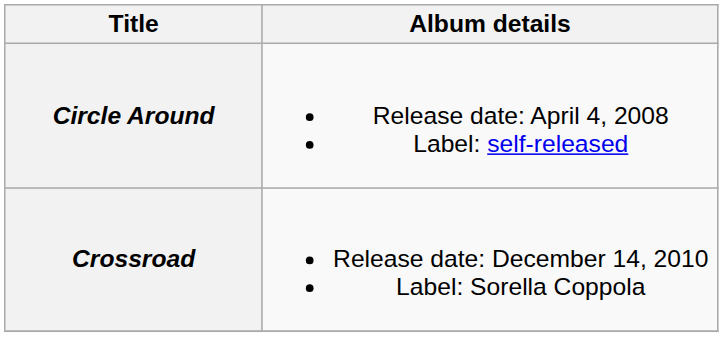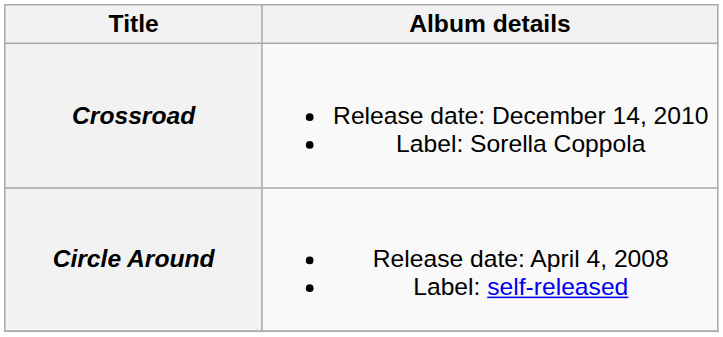rows swapped: (134, 115) <-> (134, 259)
